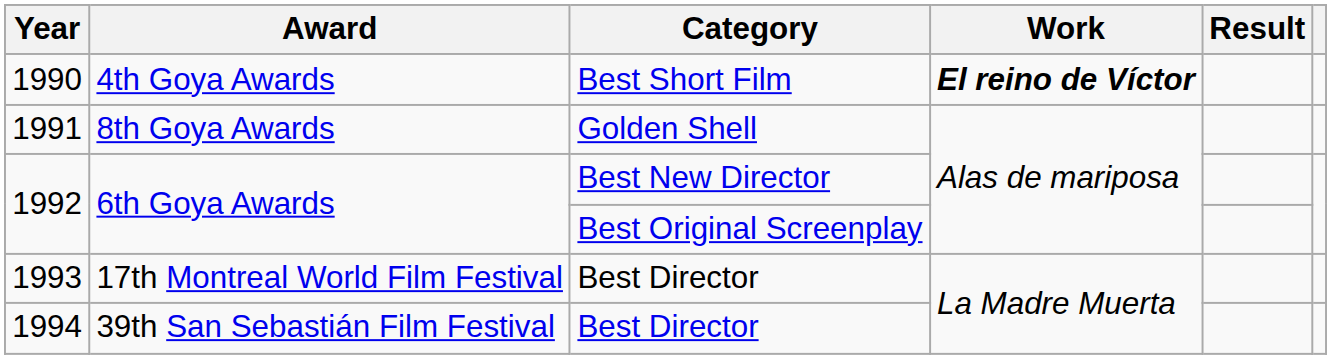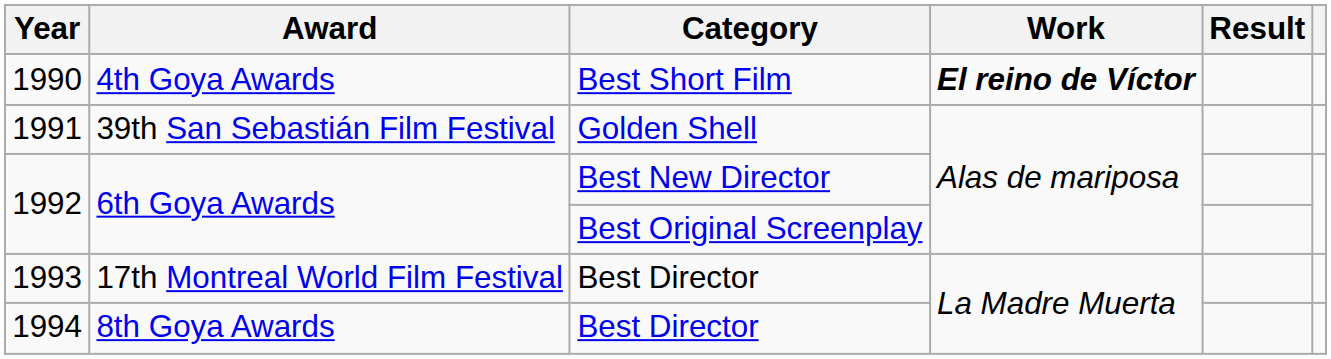(216, 128) 8th Goya Awards -> (326, 128) 39th San Sebastián Film Festival
(326, 327) 39th San Sebastián Film Festival -> (216, 327) 8th Goya Awards
